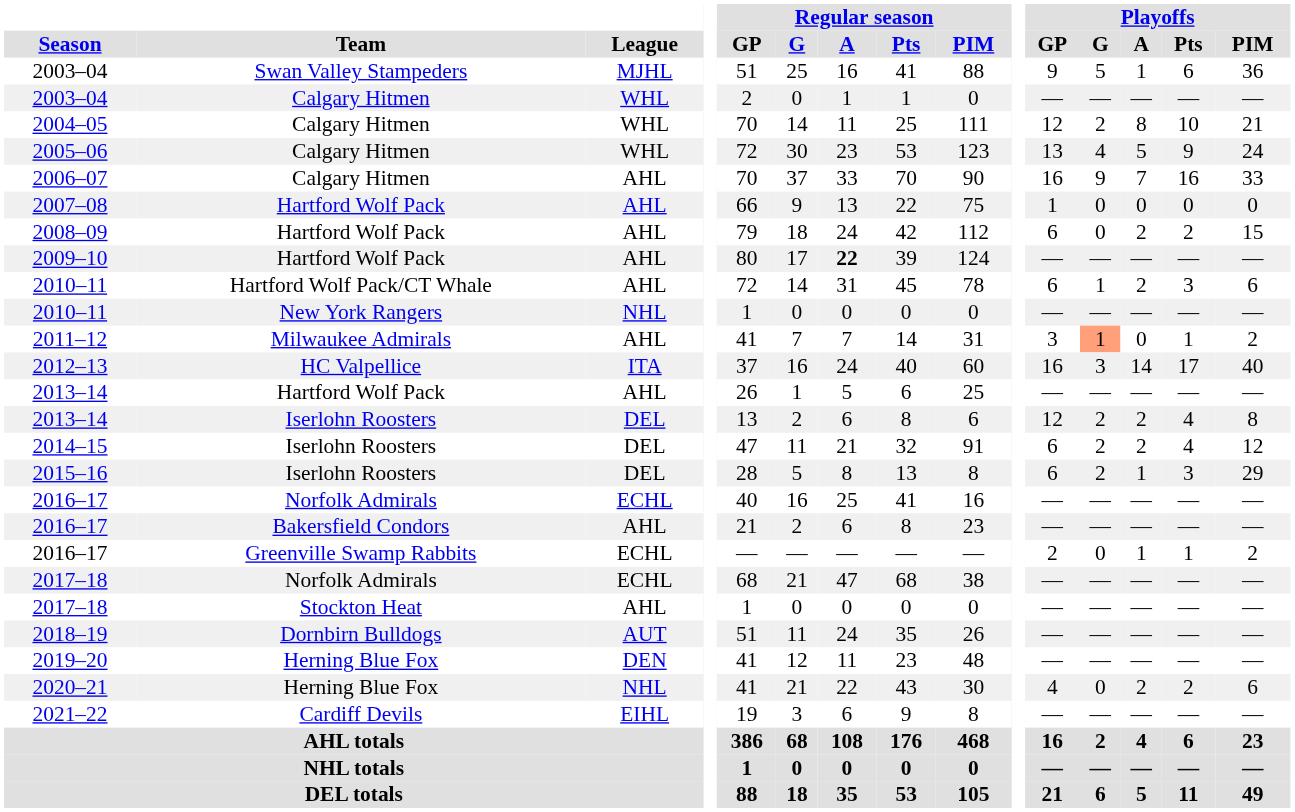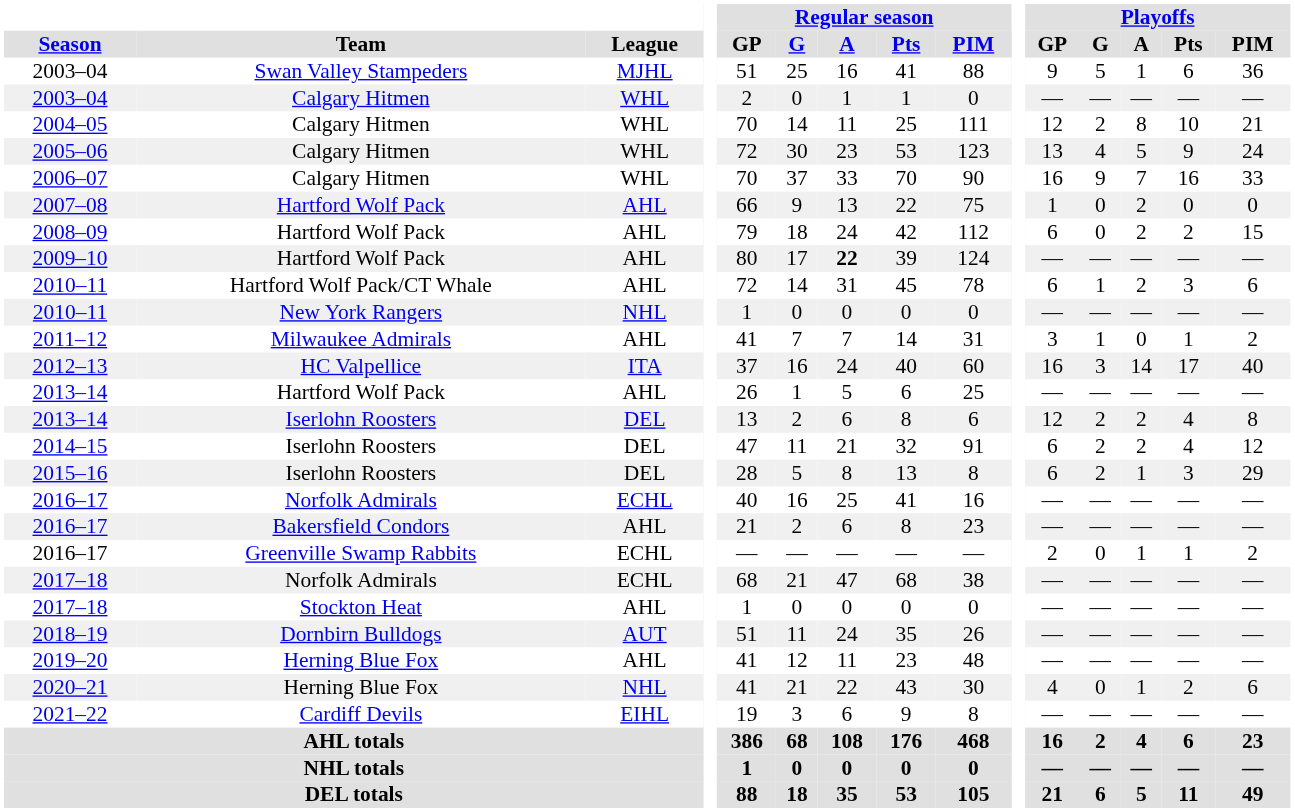(645, 178) AHL -> (645, 178) WHL
(1141, 204) 0 -> (1141, 204) 2
(1100, 338) lightsalmon background -> (1100, 338) no background
(645, 660) DEN -> (645, 660) AHL
(1141, 687) 2 -> (1141, 687) 1
